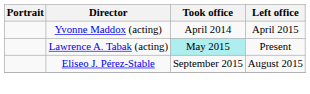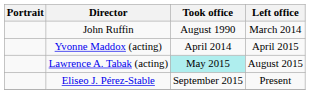+ row: (108, 30)
(275, 47) Present -> (275, 64) August 2015
(275, 64) August 2015 -> (275, 81) Present
